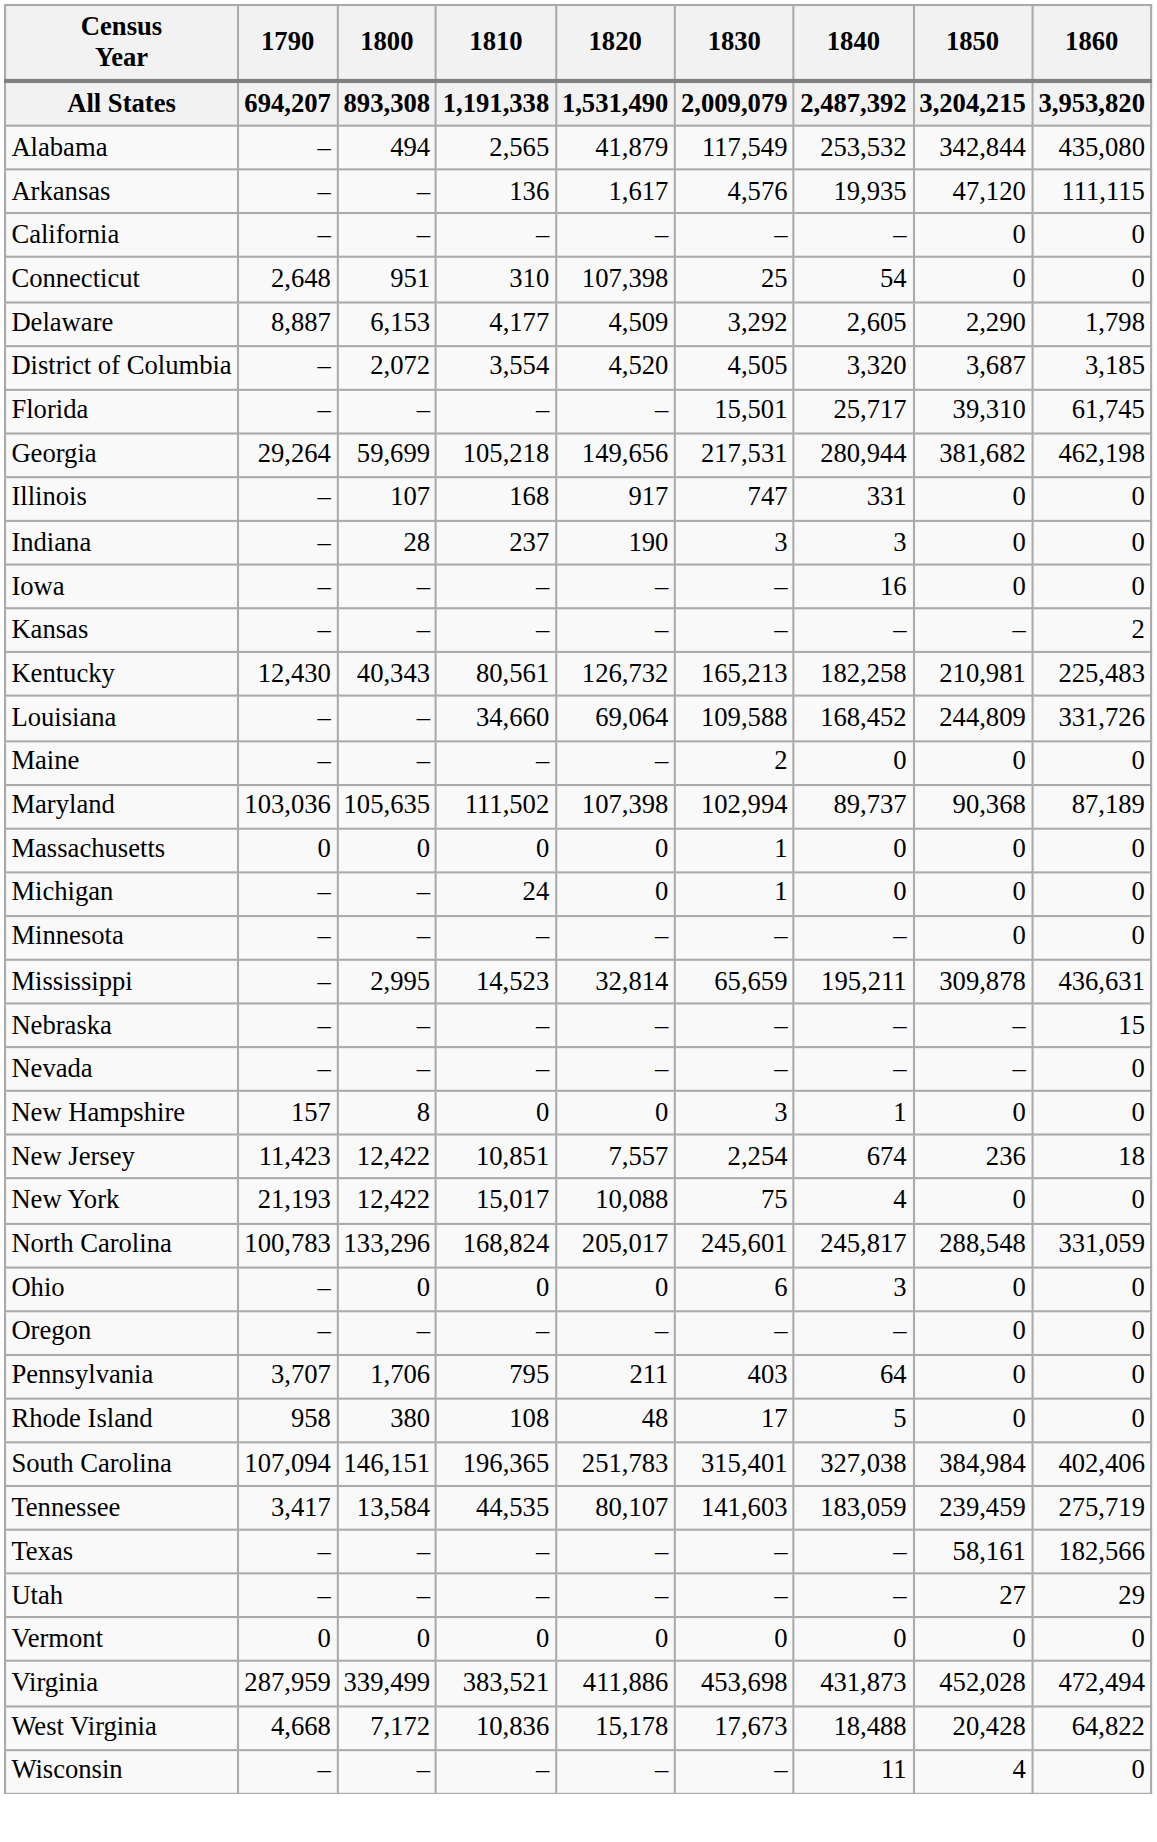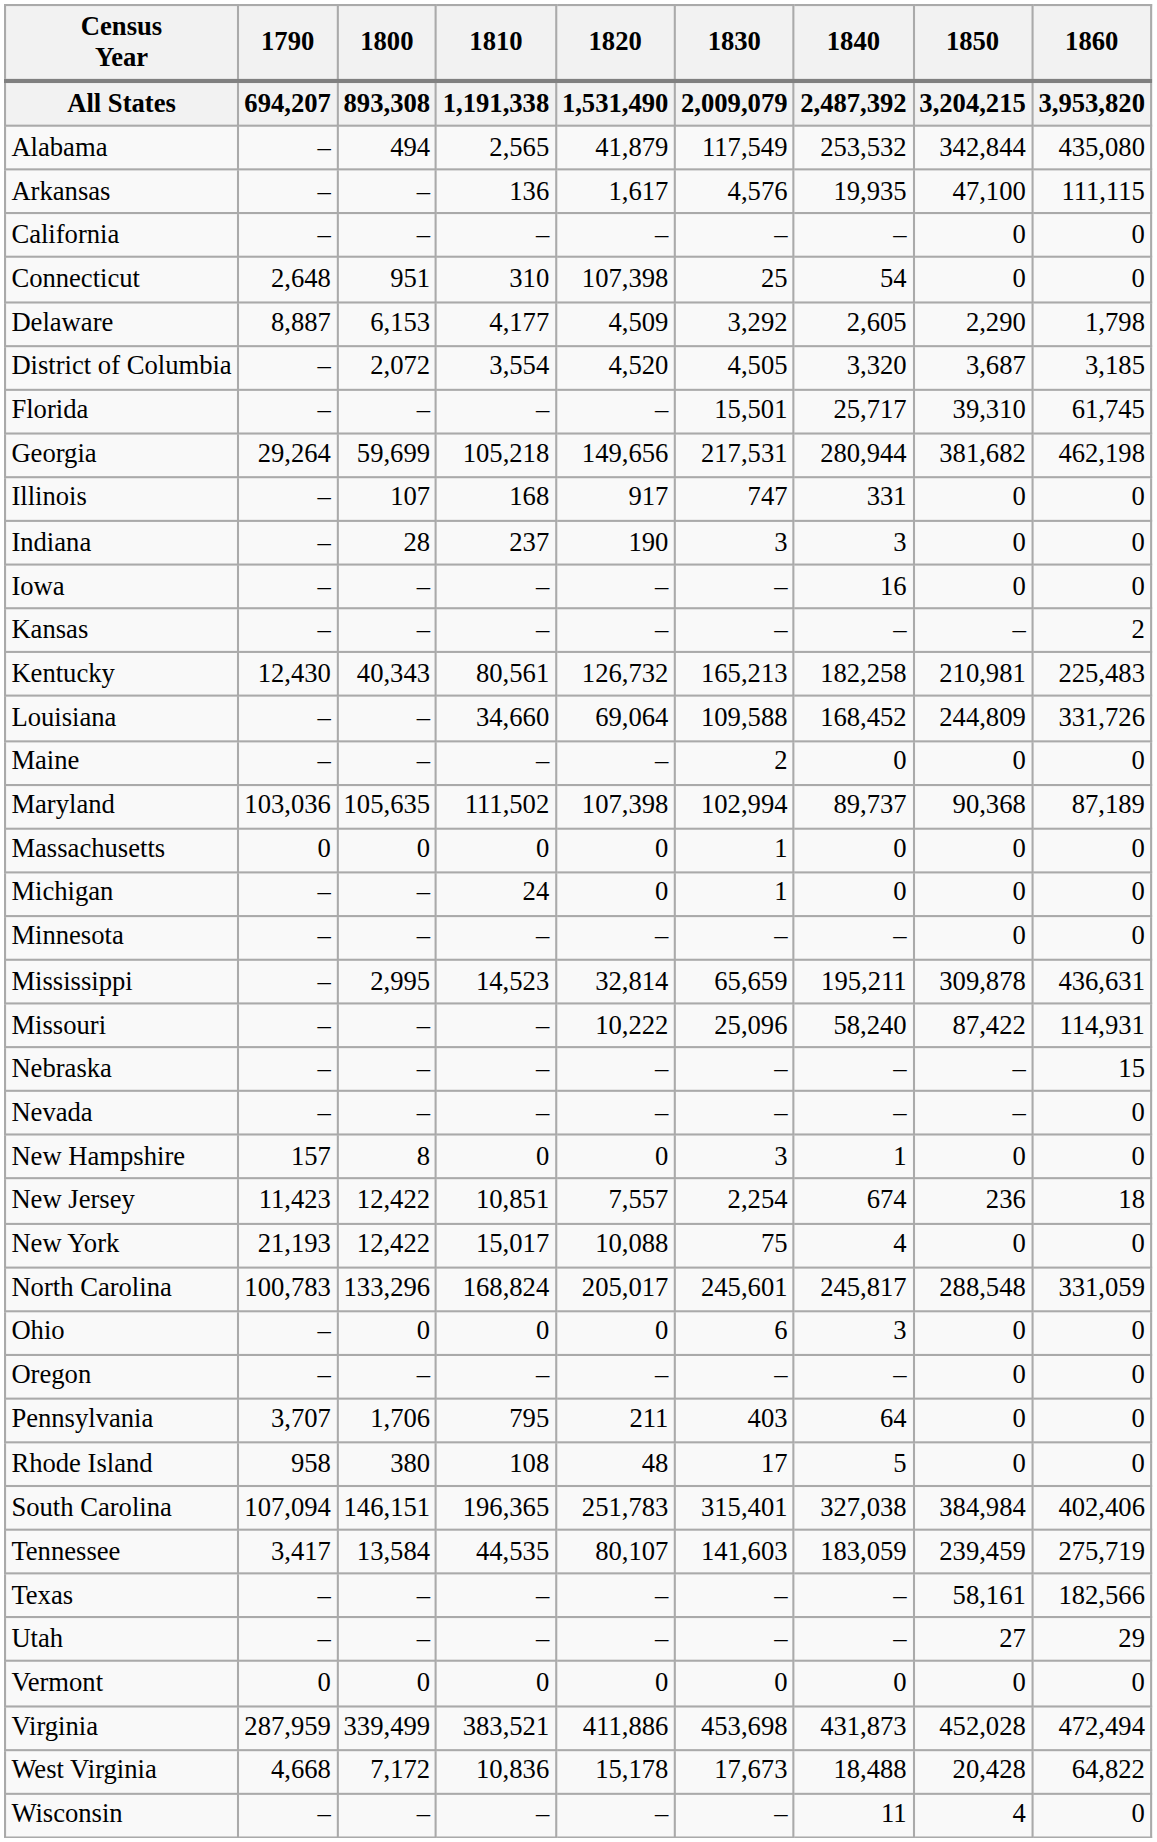(989, 191) 47,120 -> (989, 191) 47,100
+ row: (59, 1024)
